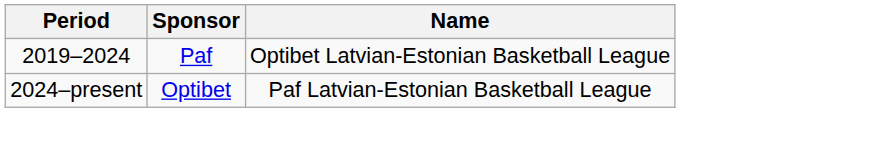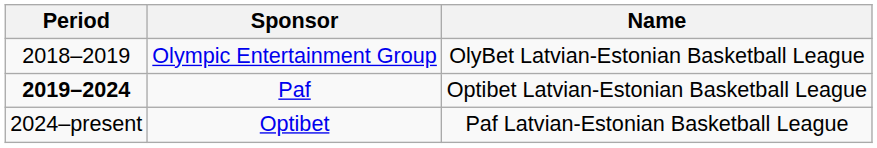+ row: (295, 55)
(76, 55) normal -> (76, 90) bold
